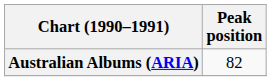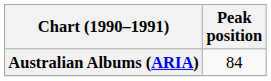(234, 62) 82 -> (234, 62) 84
